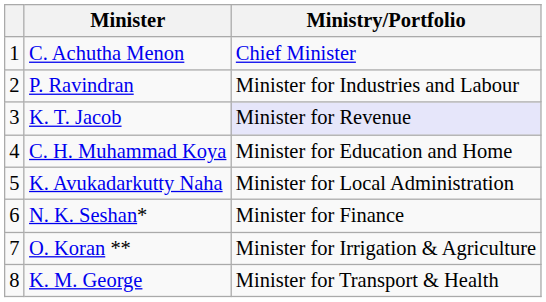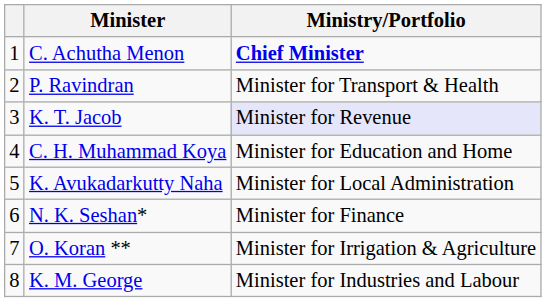(296, 53) normal -> (300, 53) bold
(377, 85) Minister for Industries and Labour -> (367, 85) Minister for Transport & Health
(367, 280) Minister for Transport & Health -> (377, 280) Minister for Industries and Labour
